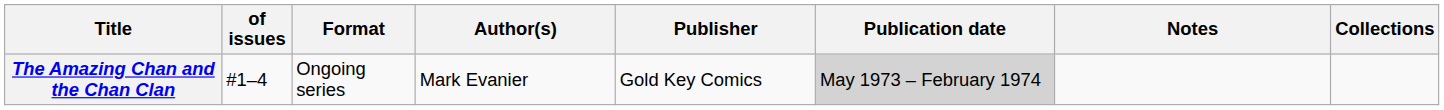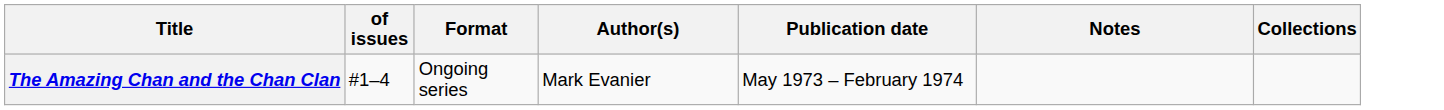- column: (716, 29)
(930, 79) lightgrey background -> (853, 79) no background
